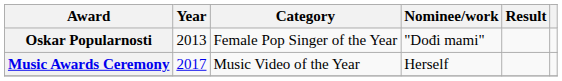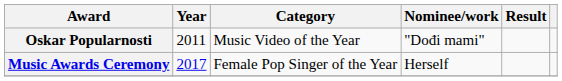(191, 40) 2013 -> (191, 40) 2011
(305, 40) Female Pop Singer of the Year -> (287, 40) Music Video of the Year
(287, 64) Music Video of the Year -> (305, 64) Female Pop Singer of the Year
